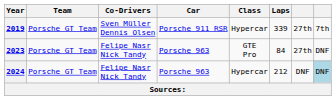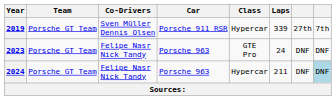(281, 50) 84 -> (281, 50) 24
(303, 50) 27th -> (303, 50) DNF
(281, 71) 212 -> (281, 71) 211
